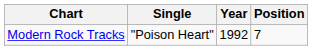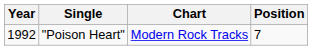columns swapped: (234, 14) <-> (66, 14)
